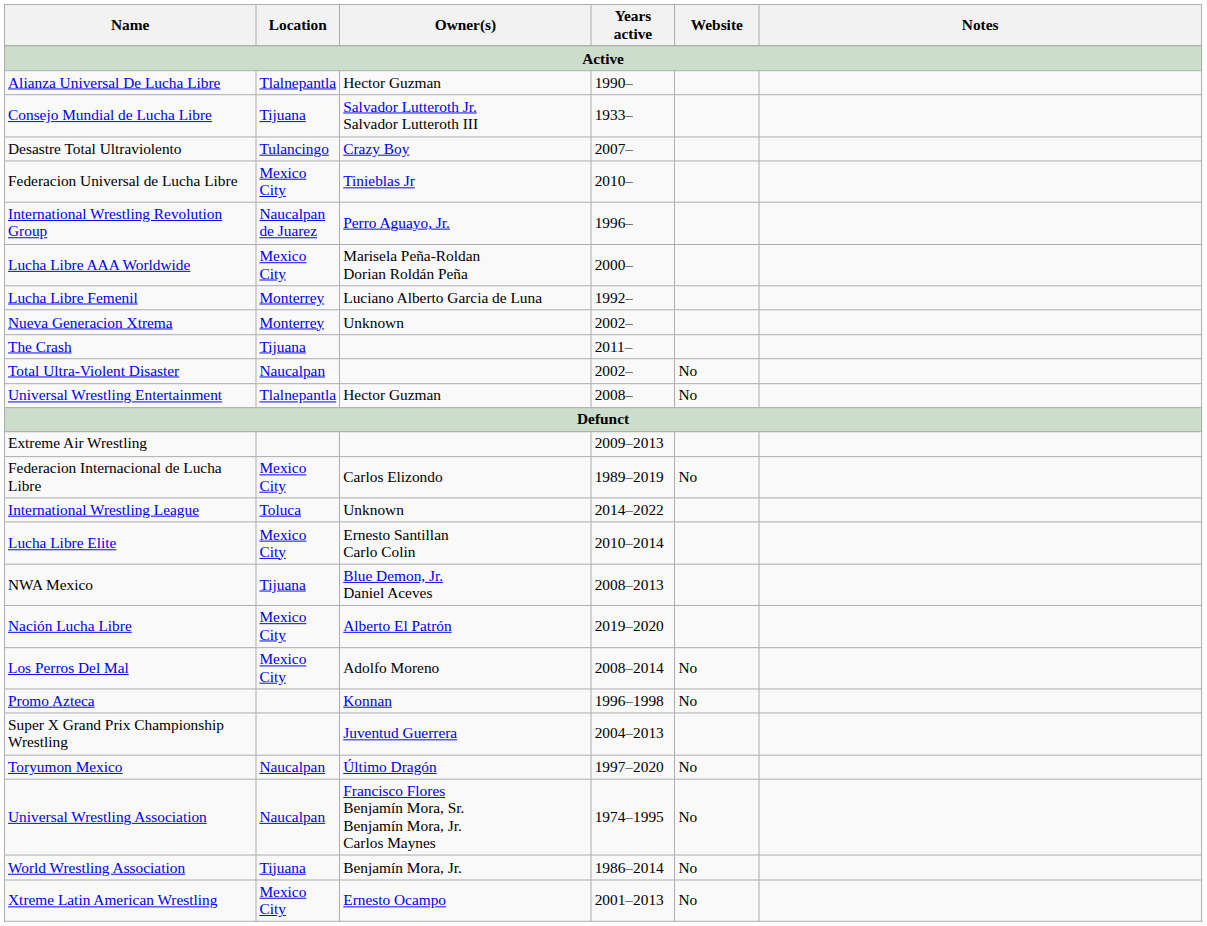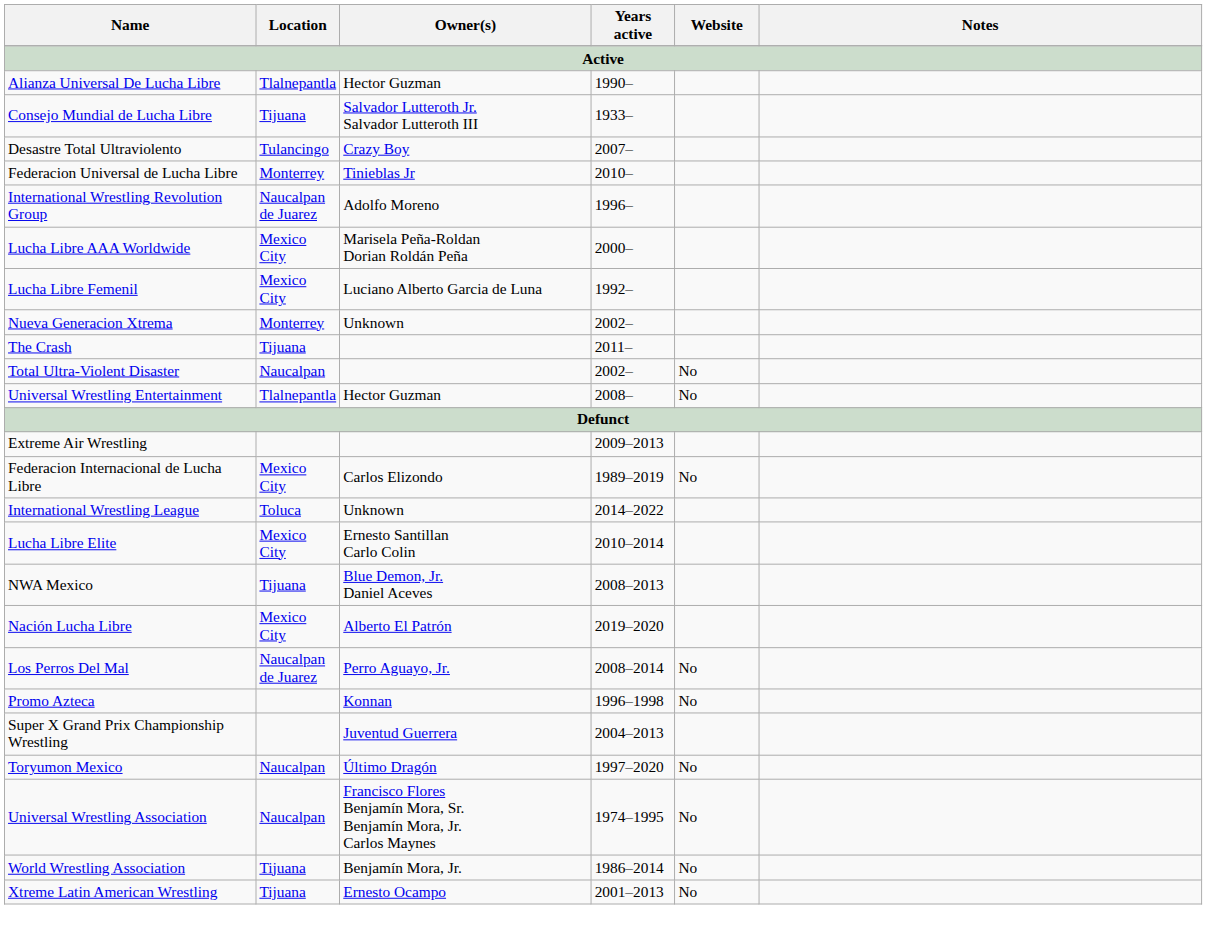(283, 181) Mexico City -> (292, 173) Monterrey
(397, 223) Perro Aguayo, Jr. -> (391, 206) Adolfo Moreno
(292, 297) Monterrey -> (283, 289) Mexico City
(283, 668) Mexico City -> (292, 668) Naucalpan de Juarez
(391, 668) Adolfo Moreno -> (397, 668) Perro Aguayo, Jr.
(283, 900) Mexico City -> (283, 891) Tijuana
